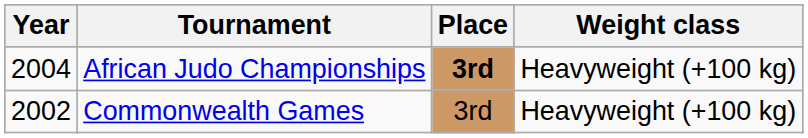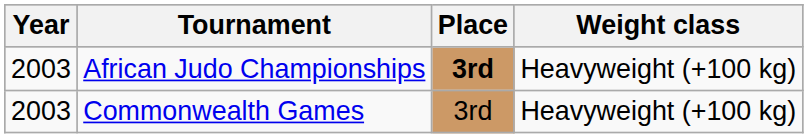(41, 68) 2004 -> (41, 68) 2003
(41, 111) 2002 -> (41, 111) 2003
